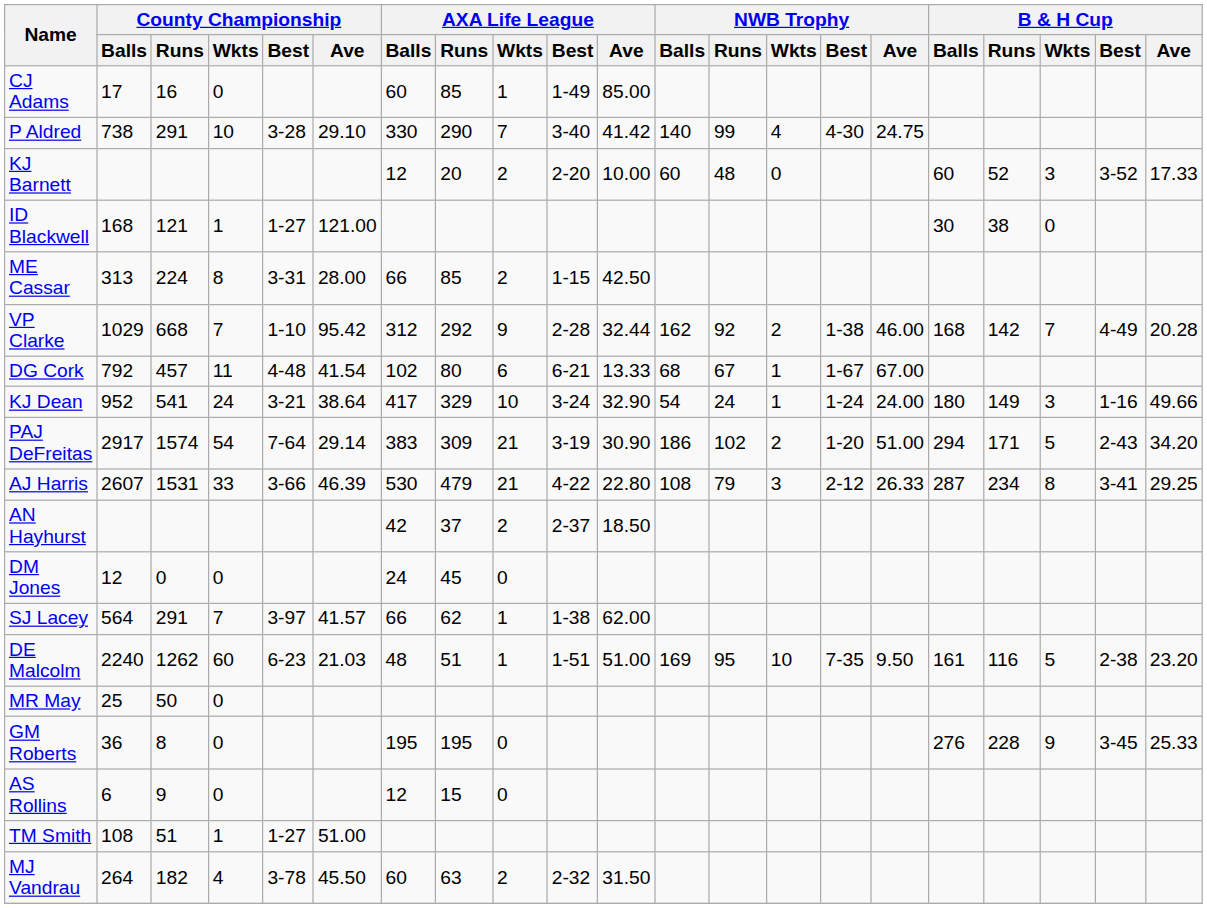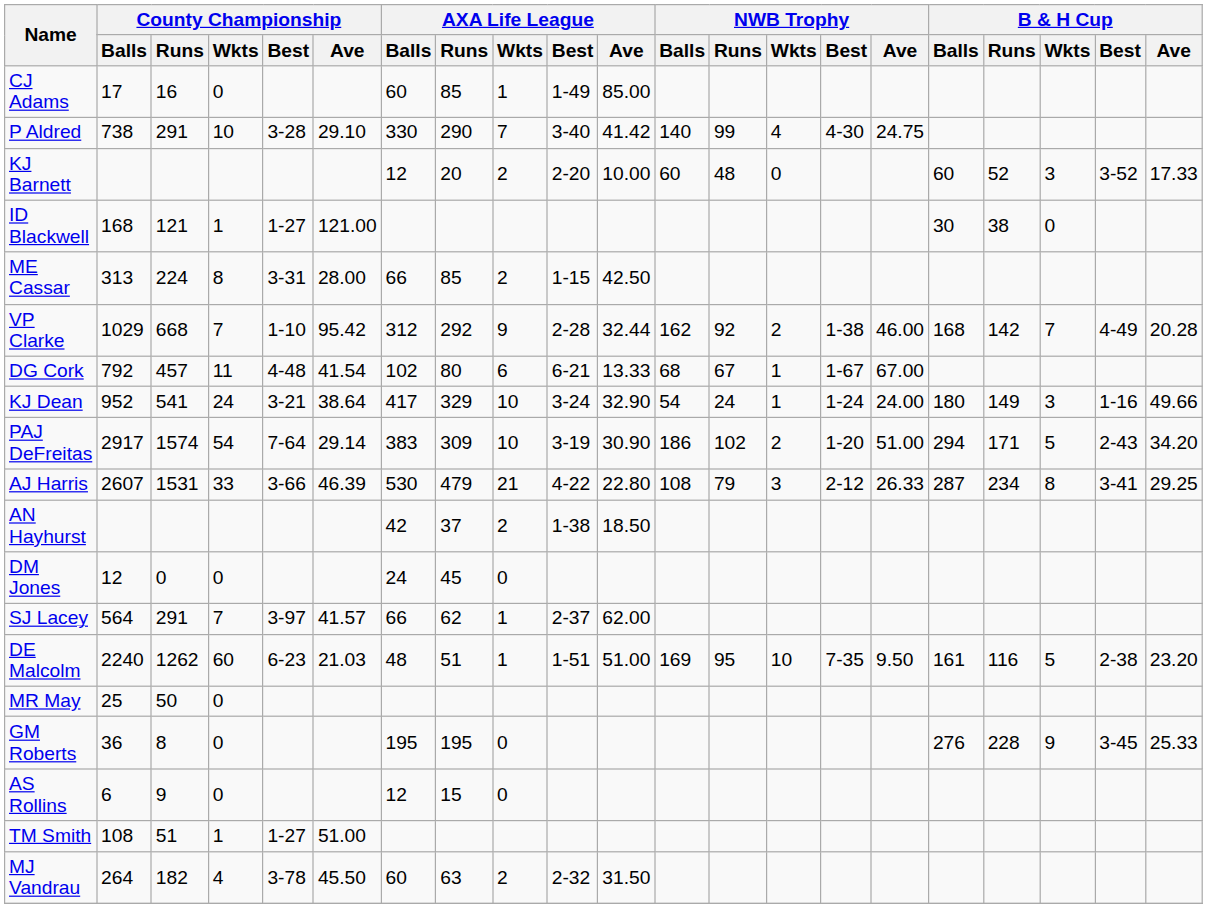(508, 443) 21 -> (508, 443) 10
(571, 525) 2-37 -> (571, 525) 1-38
(571, 618) 1-38 -> (571, 618) 2-37
